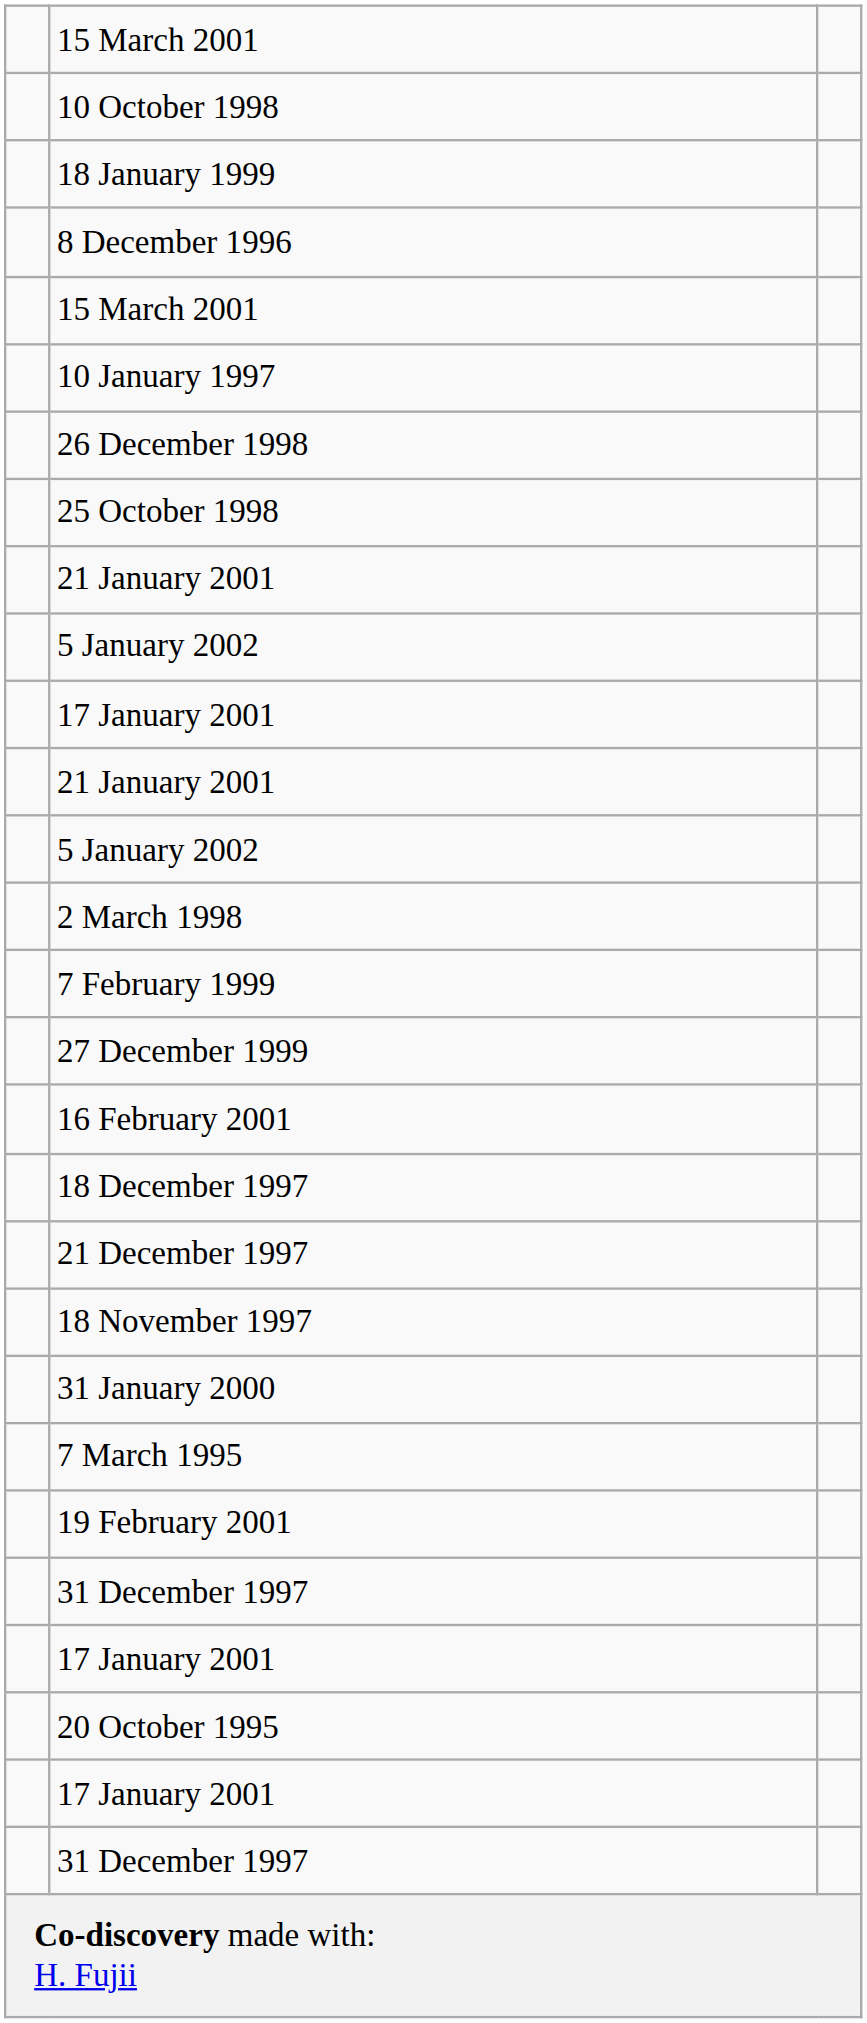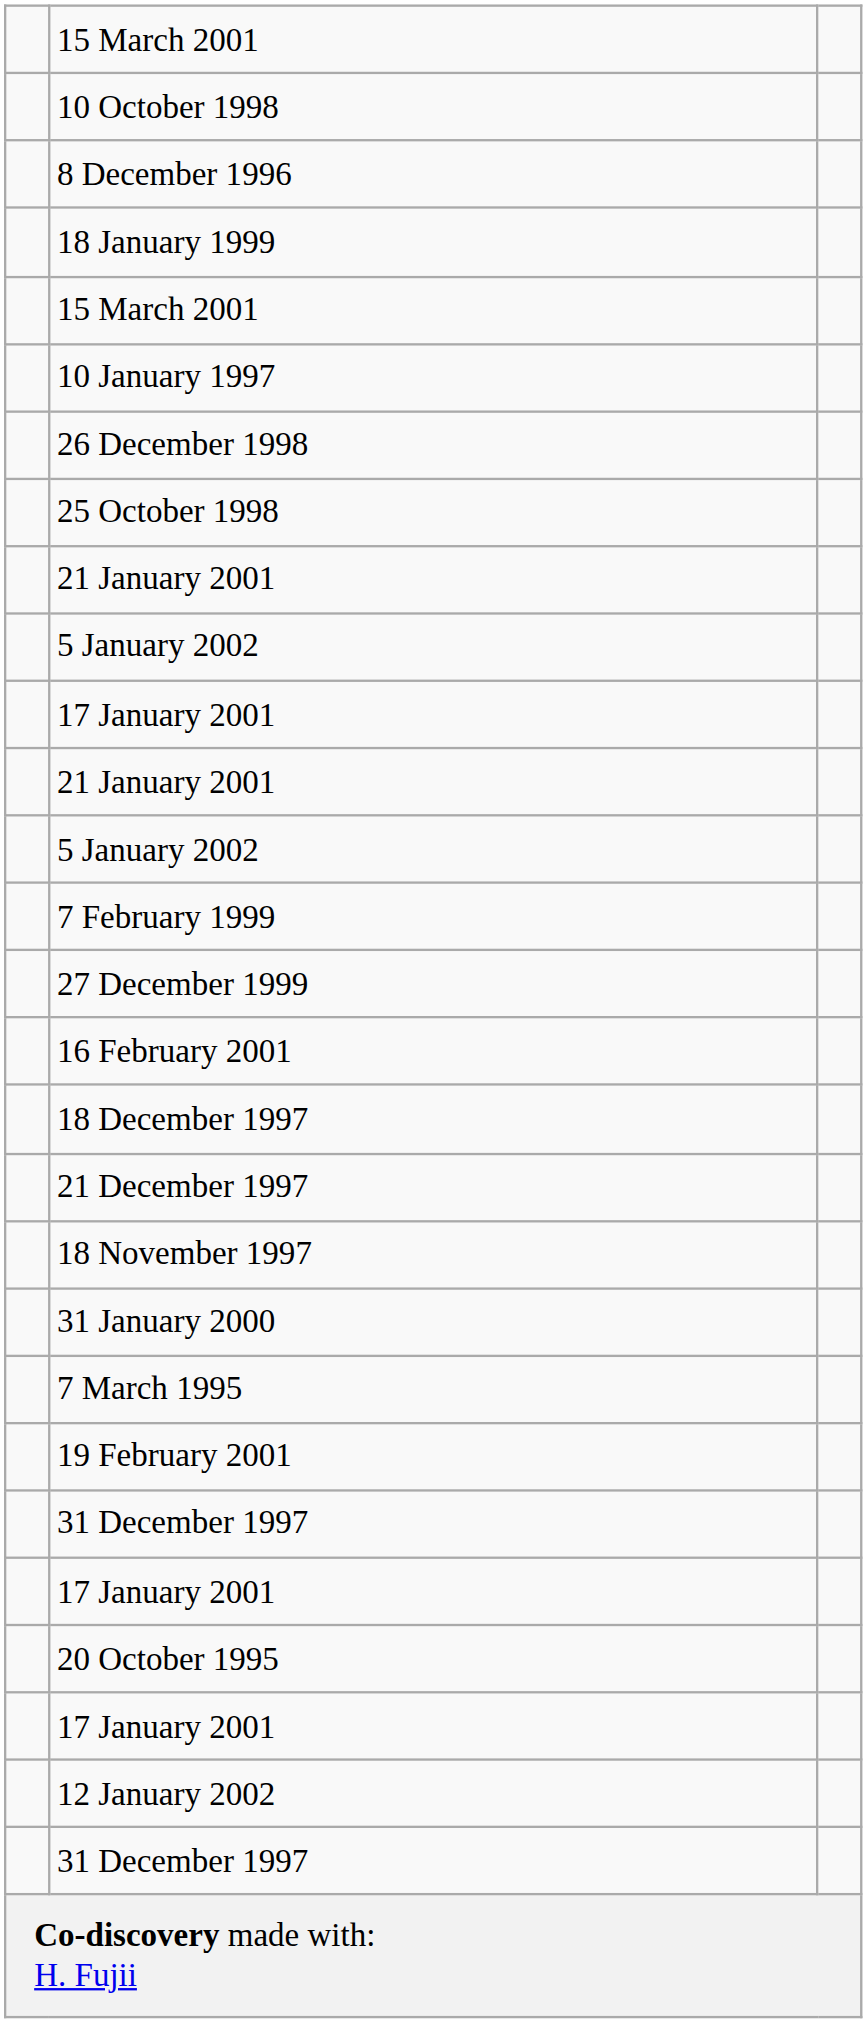rows swapped: (27, 175) <-> (27, 242)
- row: (27, 917)
+ row: (27, 1794)
